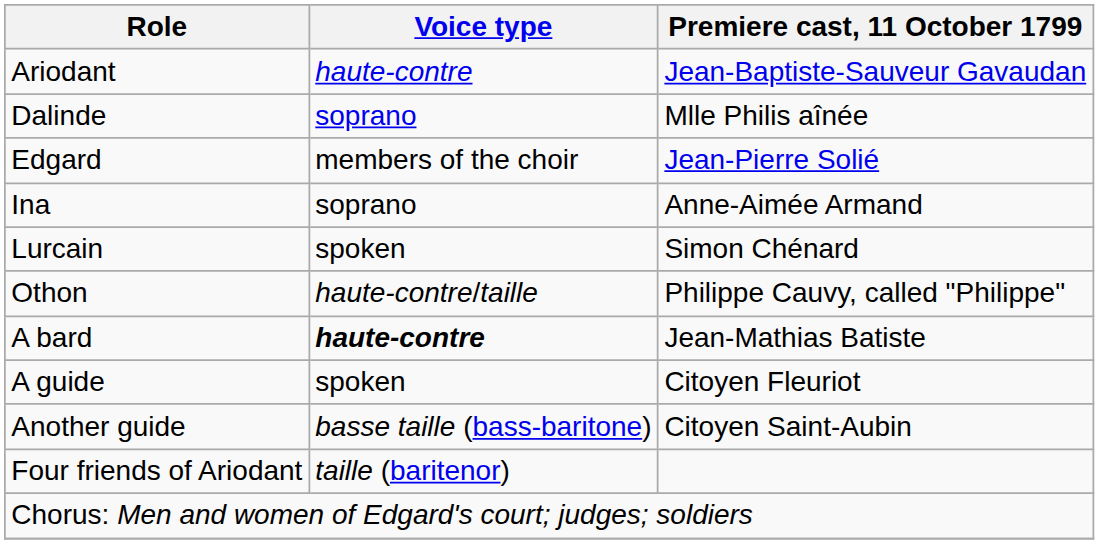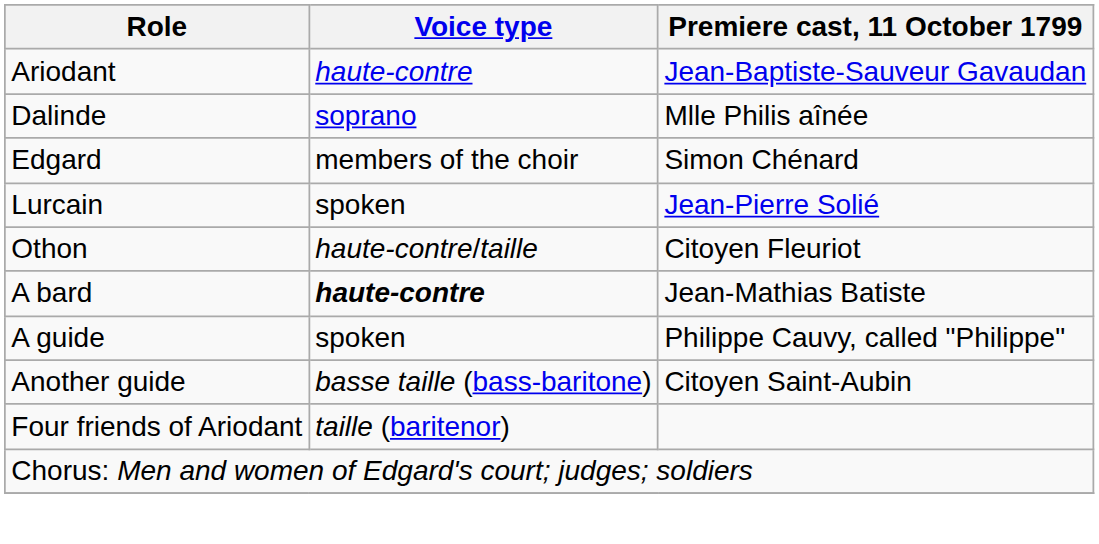(772, 159) Jean-Pierre Solié -> (762, 159) Simon Chénard
- row: (31, 204)
(762, 248) Simon Chénard -> (772, 204) Jean-Pierre Solié
(865, 293) Philippe Cauvy, called "Philippe" -> (762, 248) Citoyen Fleuriot
(762, 381) Citoyen Fleuriot -> (865, 337) Philippe Cauvy, called "Philippe"
